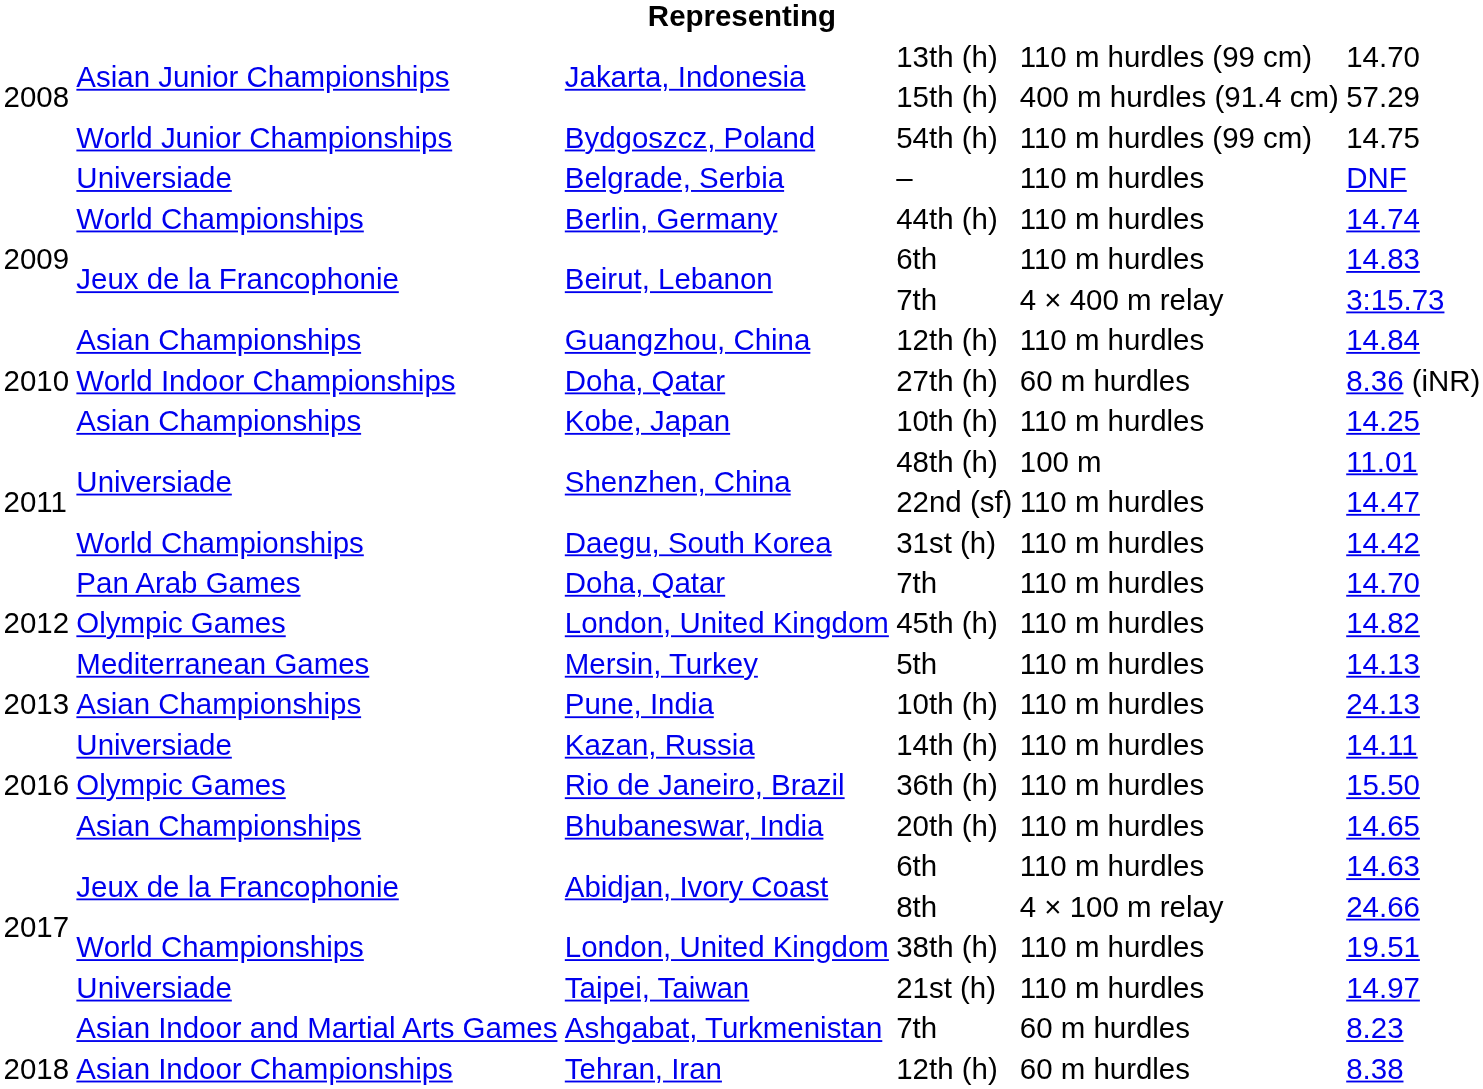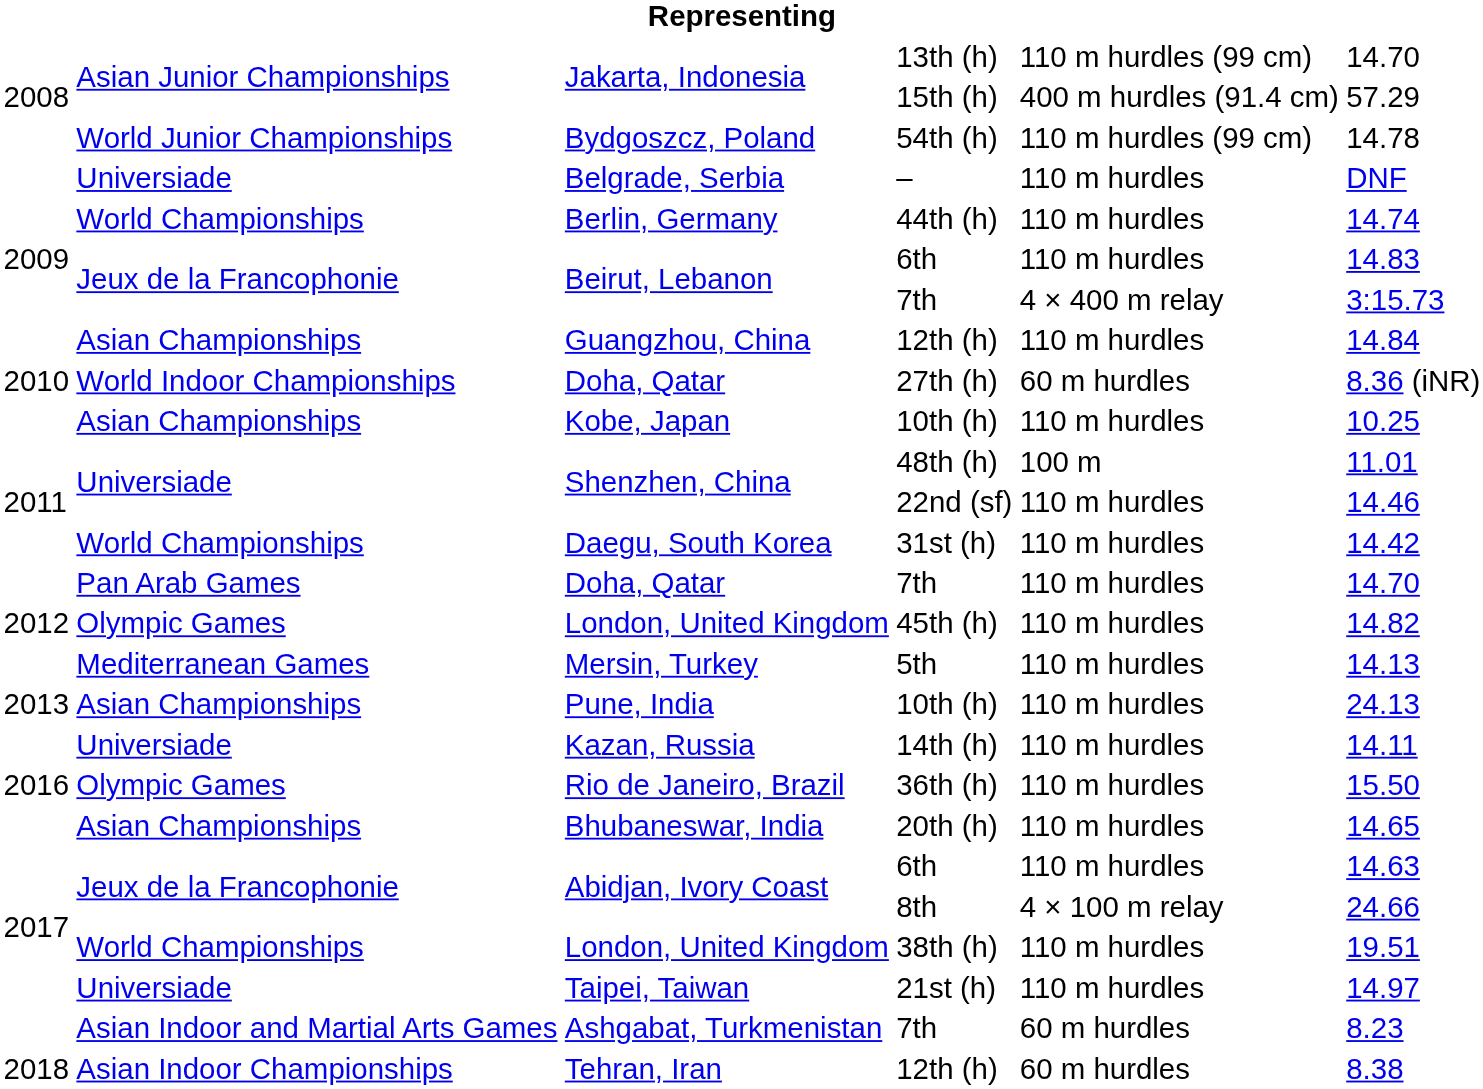(1383, 138) 14.75 -> (1383, 138) 14.78
(1383, 421) 14.25 -> (1383, 421) 10.25
(1383, 502) 14.47 -> (1383, 502) 14.46
